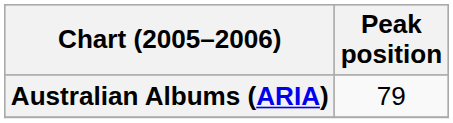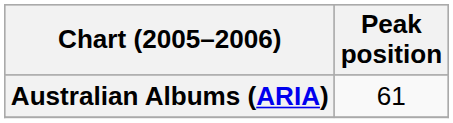(391, 95) 79 -> (391, 95) 61
